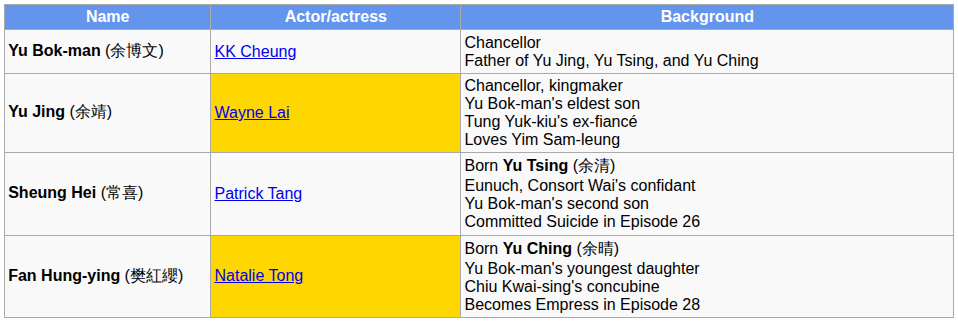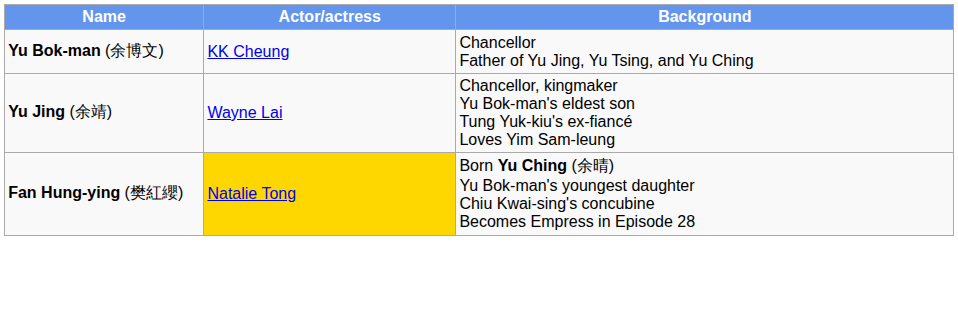(252, 112) gold background -> (245, 112) no background
- row: (76, 193)
